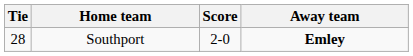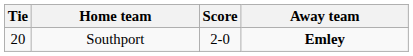(18, 39) 28 -> (18, 39) 20
